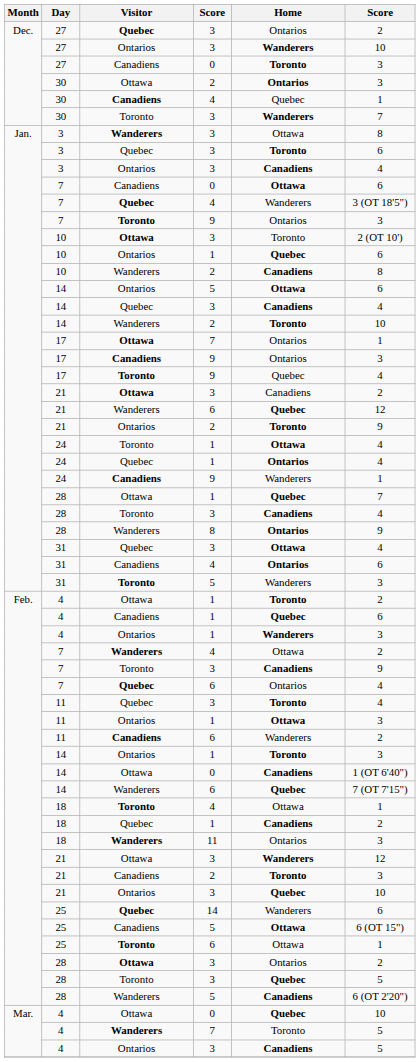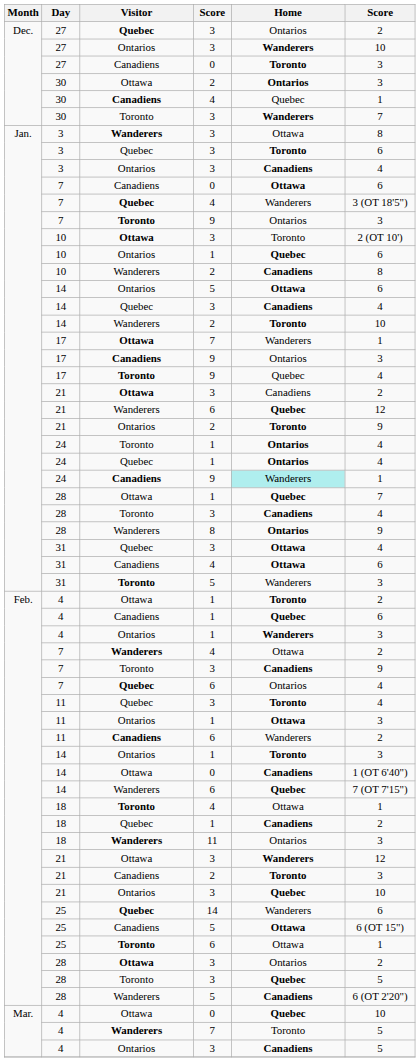(288, 340) Ontarios -> (288, 340) Wanderers
(288, 444) Ottawa -> (288, 444) Ontarios
(288, 479) no background -> (288, 479) paleturquoise background
(288, 565) Ontarios -> (288, 565) Ottawa
